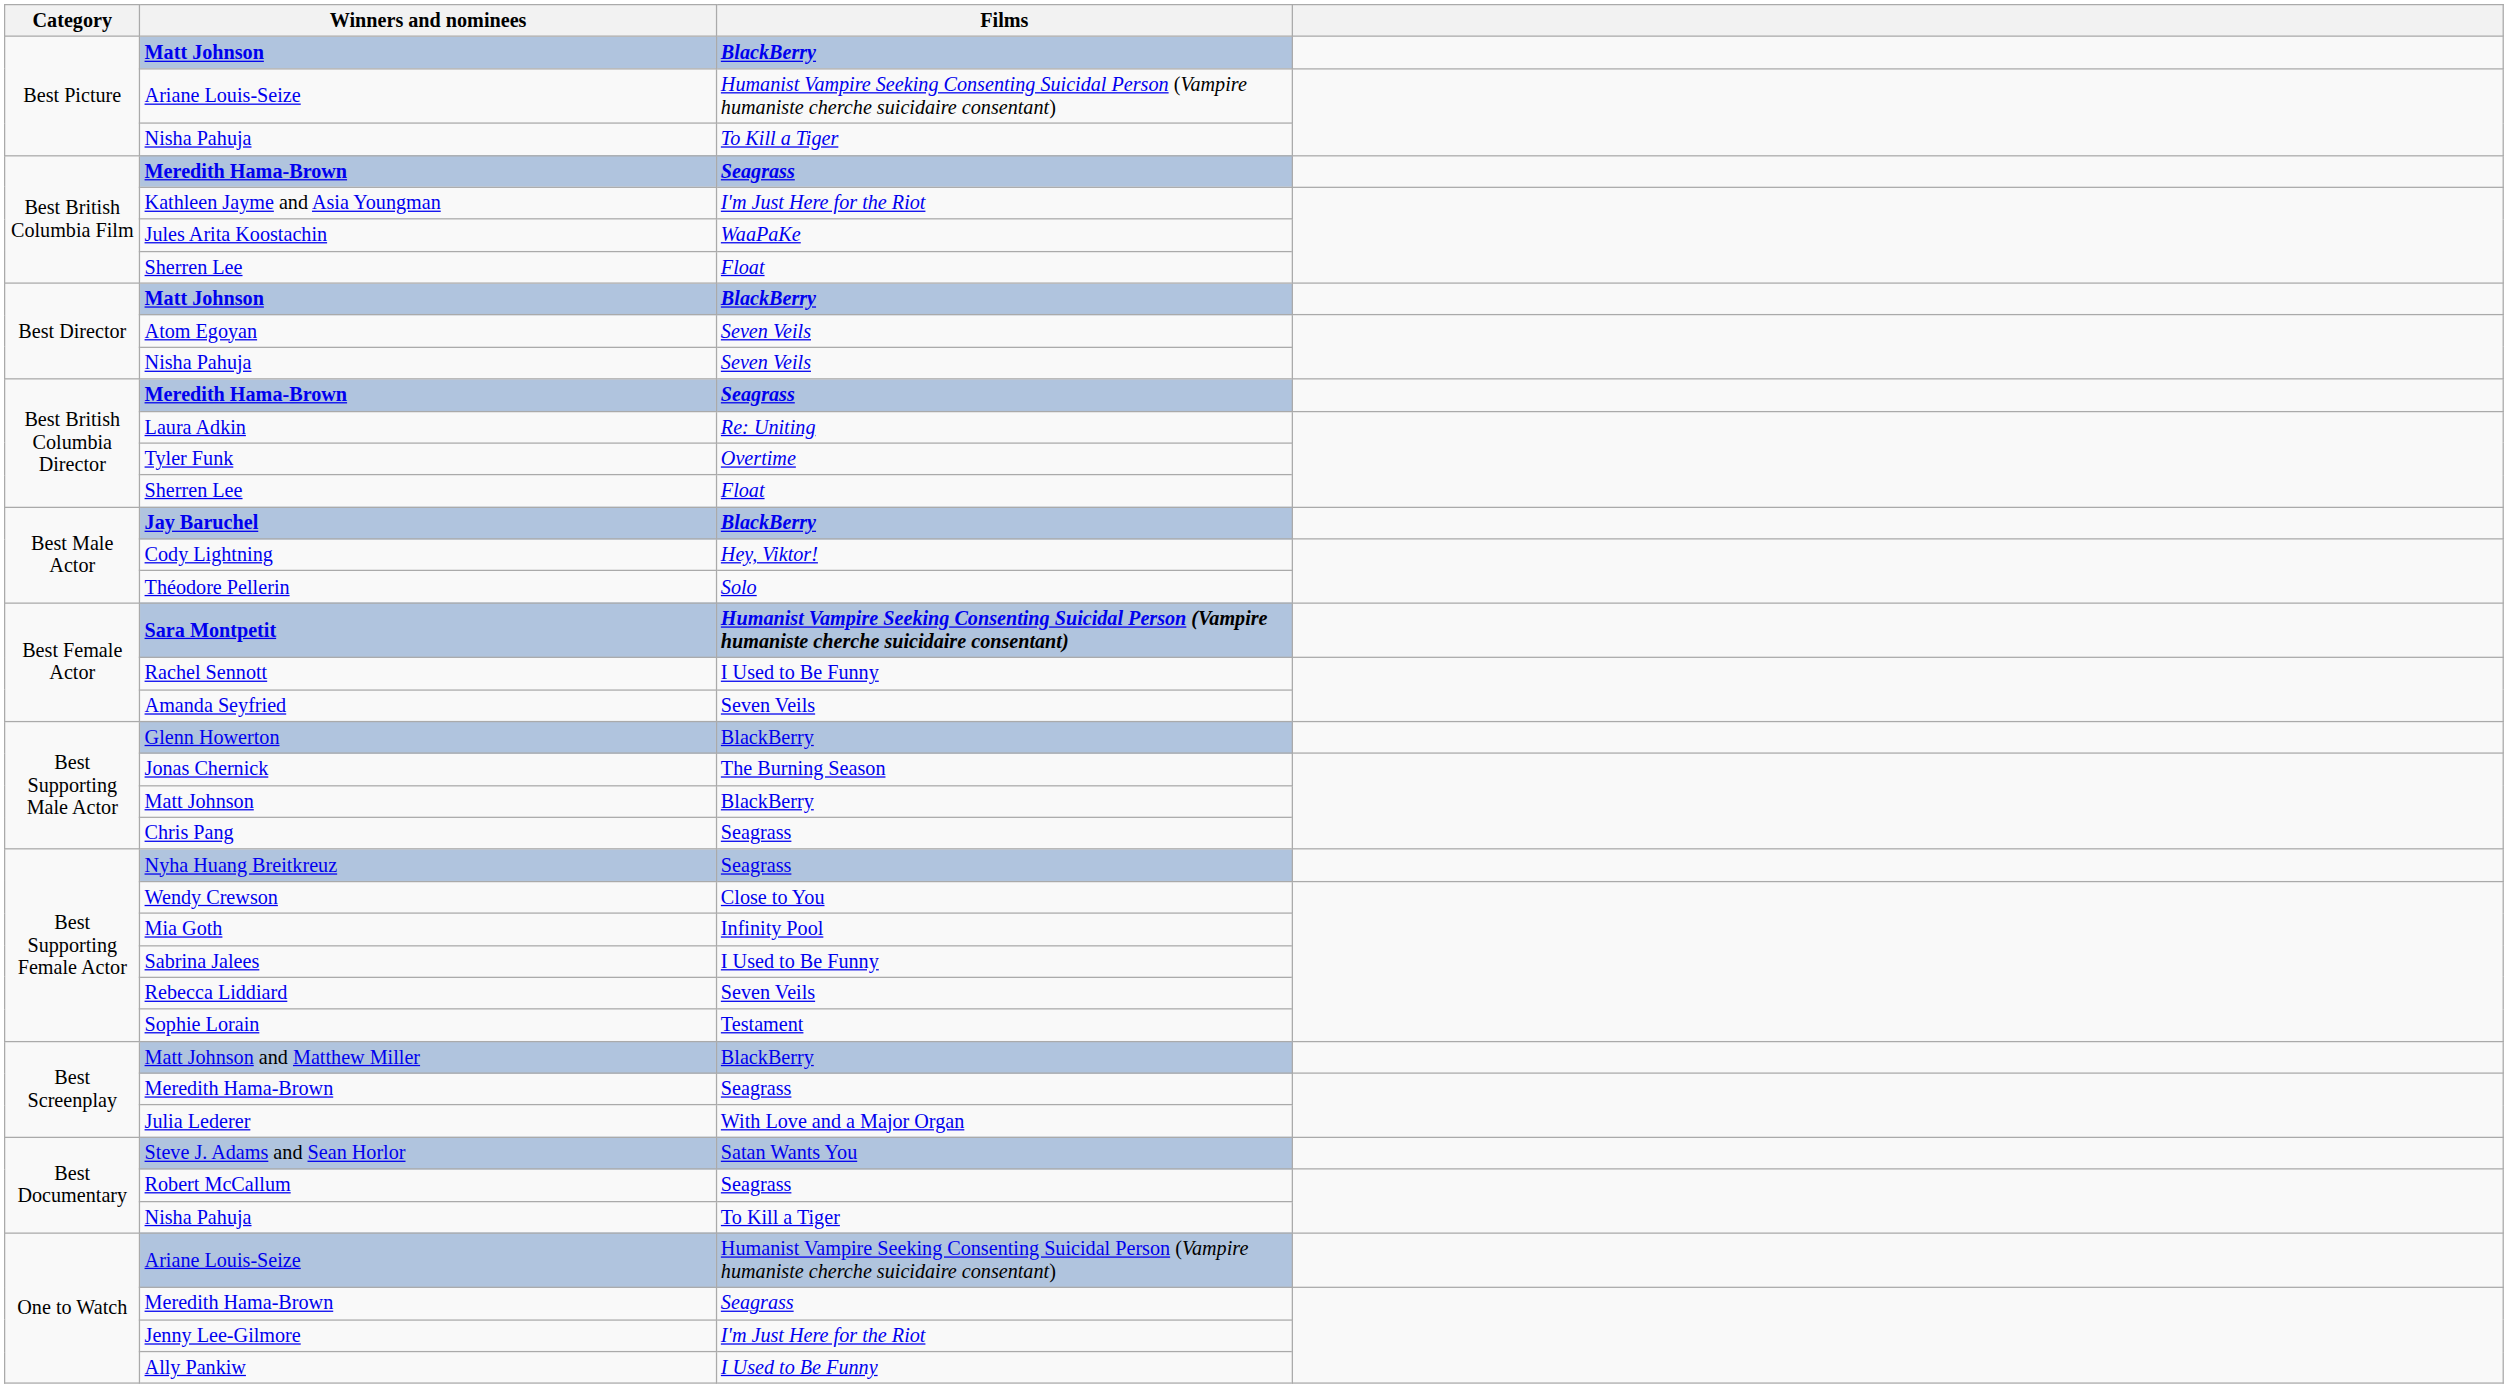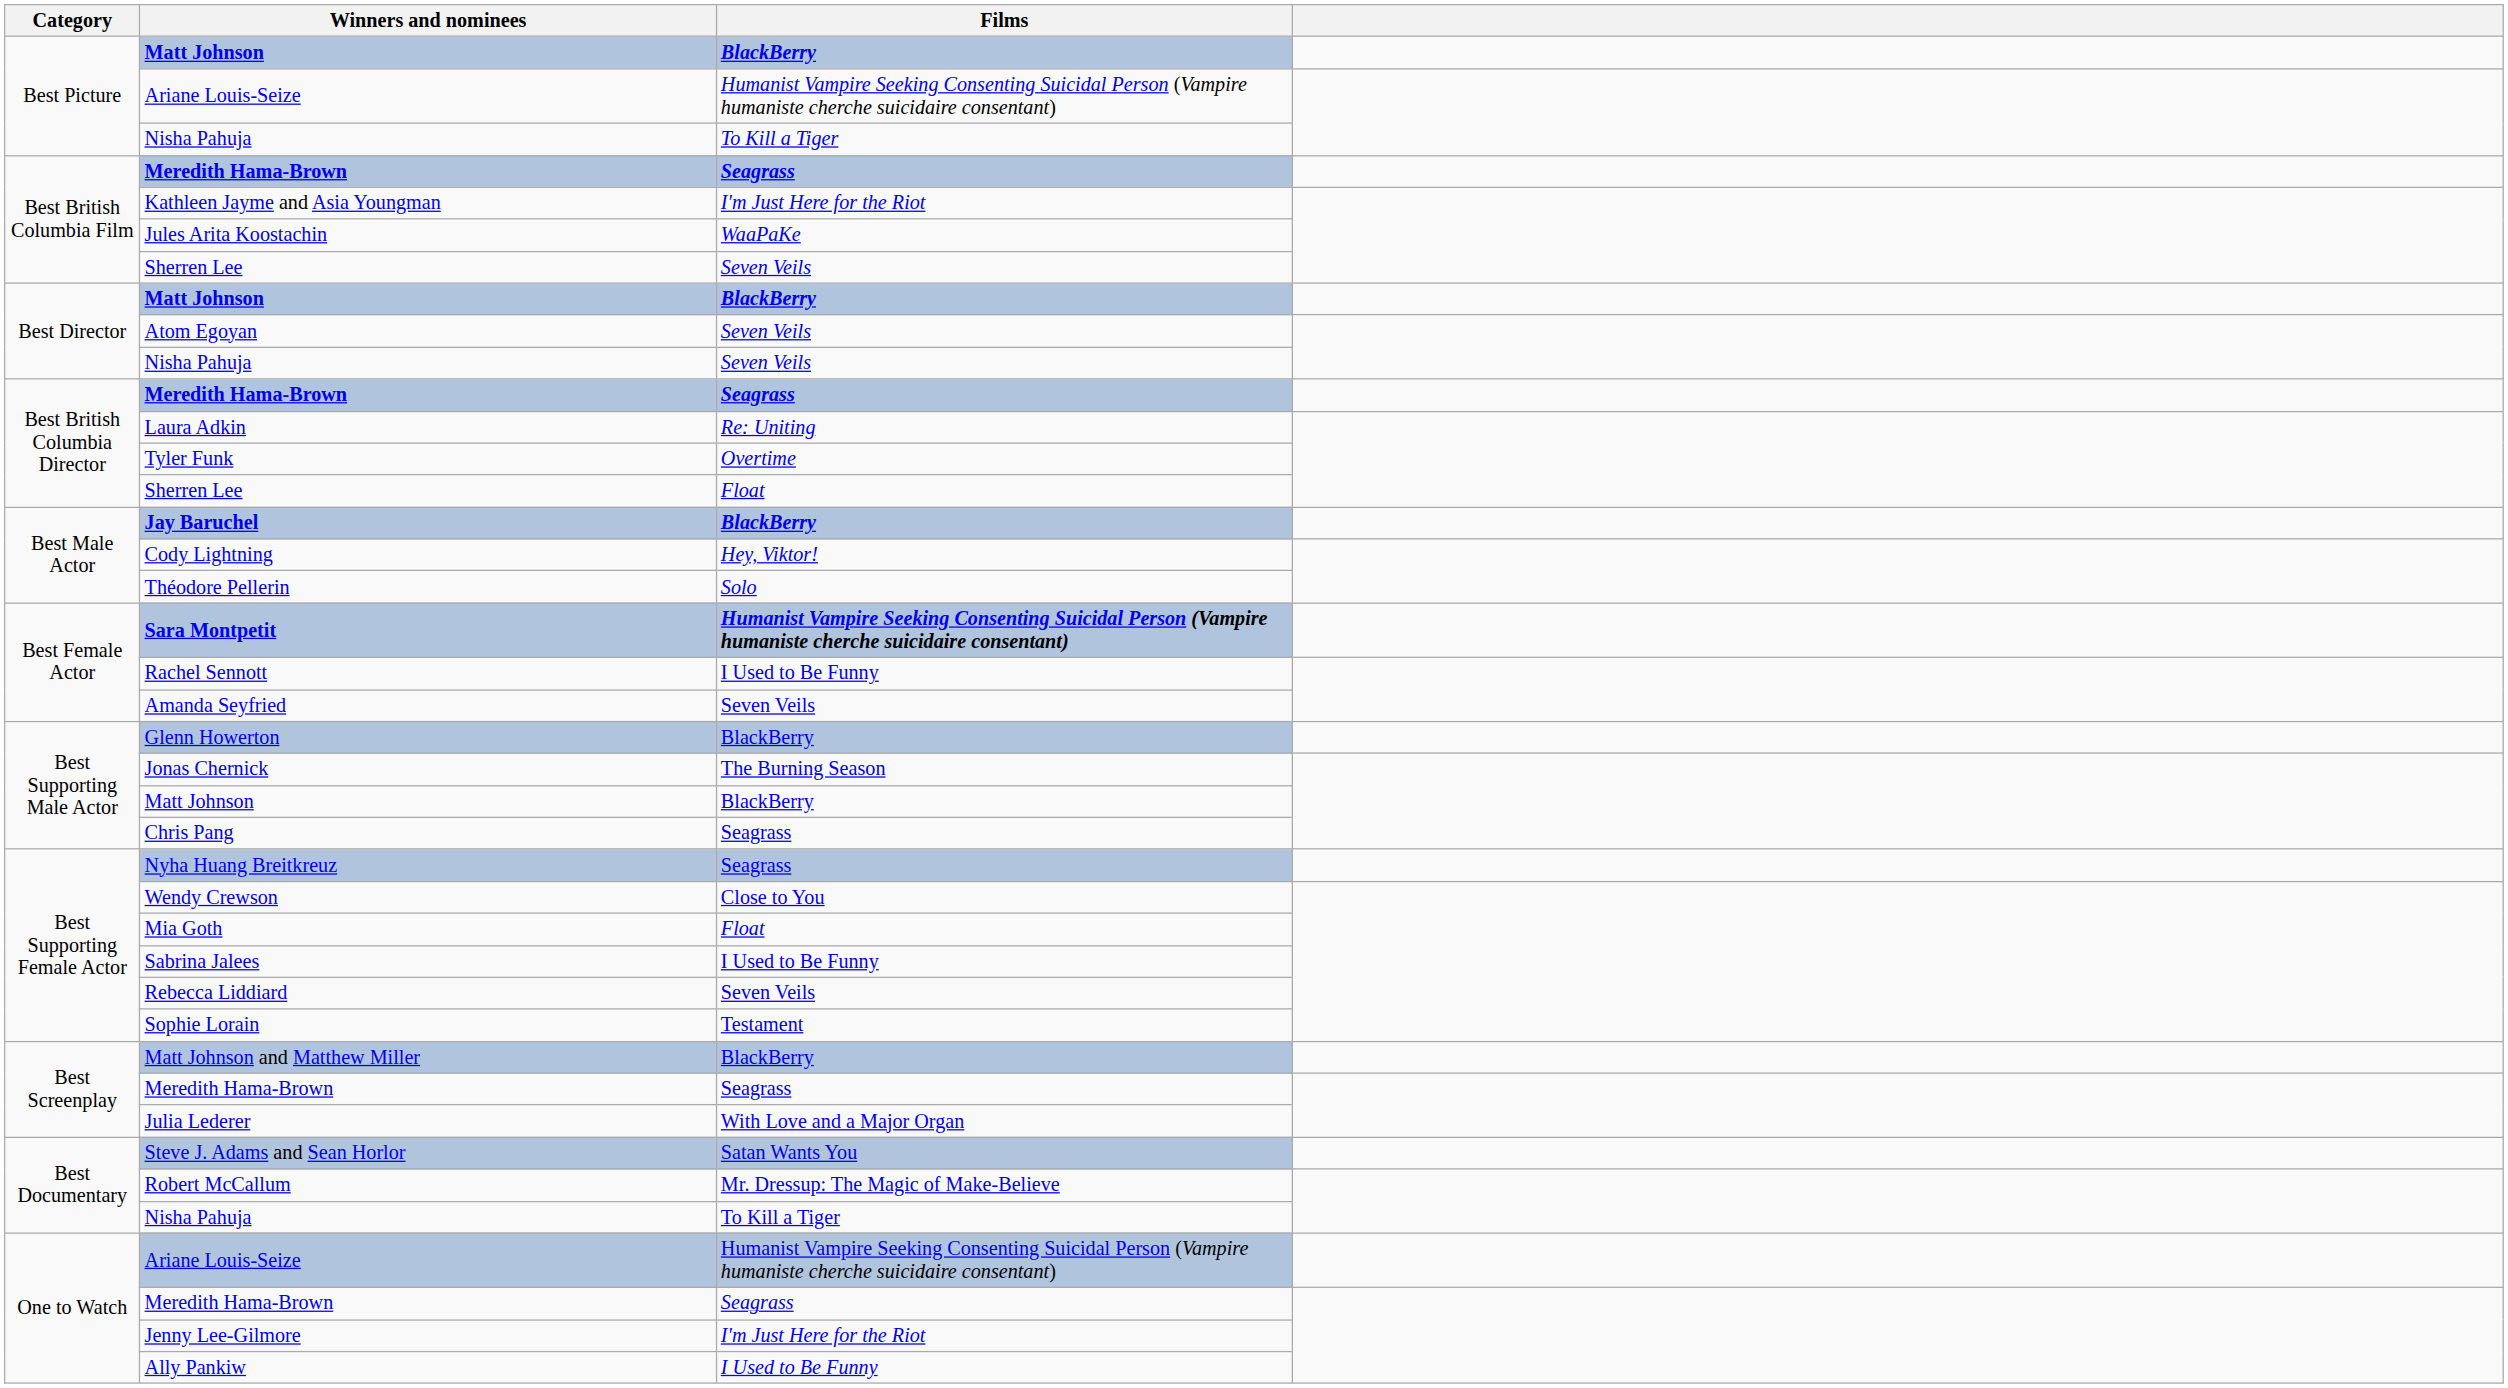(743, 266) Float -> (766, 266) Seven Veils
(772, 929) Infinity Pool -> (743, 929) Float
(756, 1184) Seagrass -> (890, 1184) Mr. Dressup: The Magic of Make-Believe
